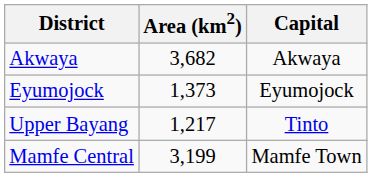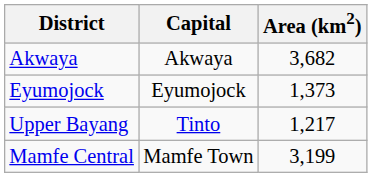columns swapped: (306, 23) <-> (193, 23)
